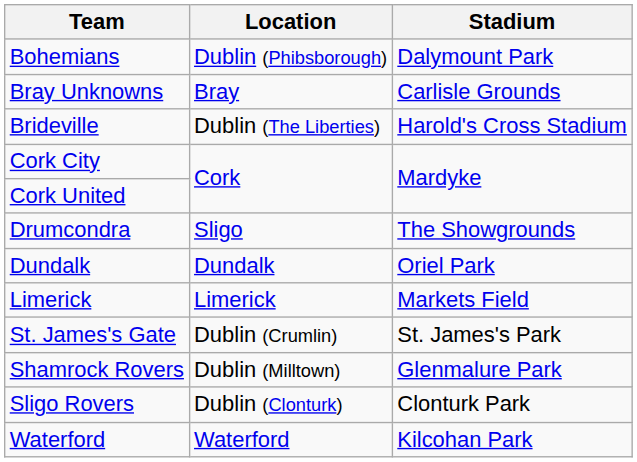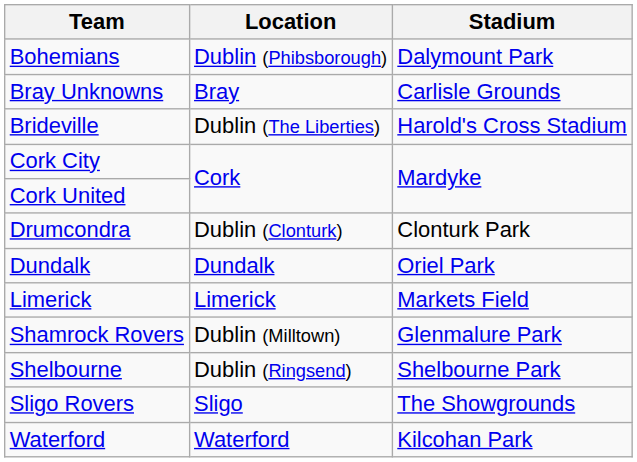(218, 230) Sligo -> (268, 230) Dublin (Clonturk)
(486, 230) The Showgrounds -> (464, 230) Clonturk Park
- row: (93, 334)
+ row: (66, 369)
(268, 404) Dublin (Clonturk) -> (218, 404) Sligo
(464, 404) Clonturk Park -> (486, 404) The Showgrounds
